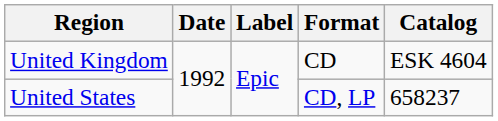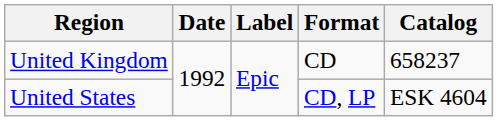(438, 60) ESK 4604 -> (425, 60) 658237
(425, 97) 658237 -> (438, 97) ESK 4604
